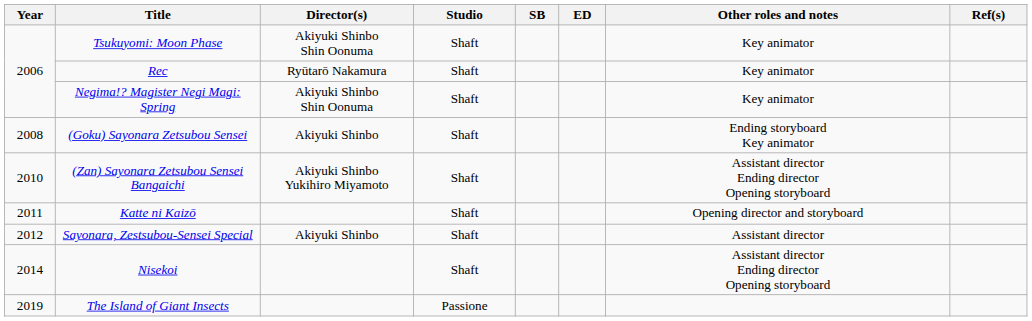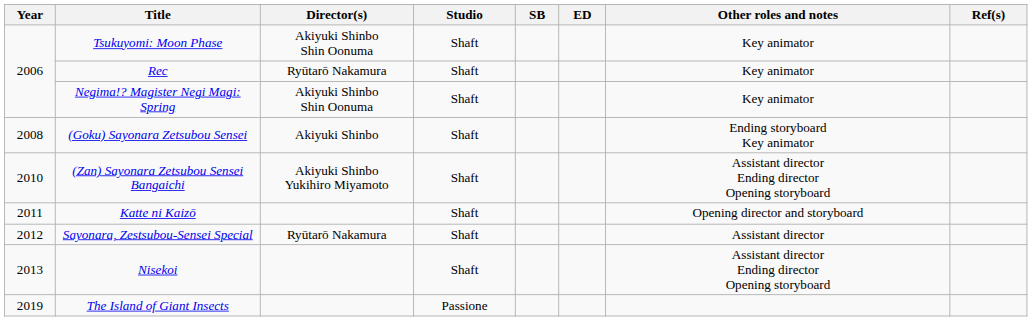(337, 234) Akiyuki Shinbo -> (337, 234) Ryūtarō Nakamura
(30, 269) 2014 -> (30, 269) 2013
